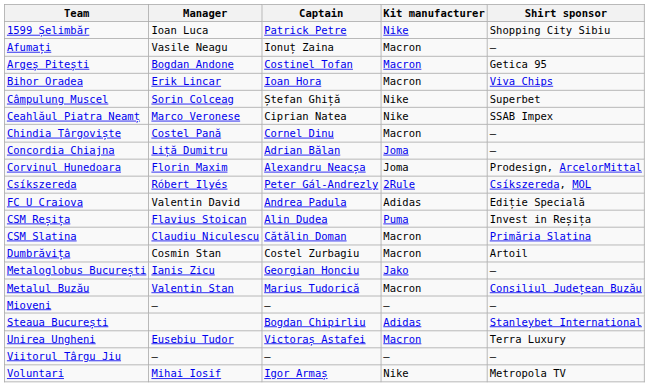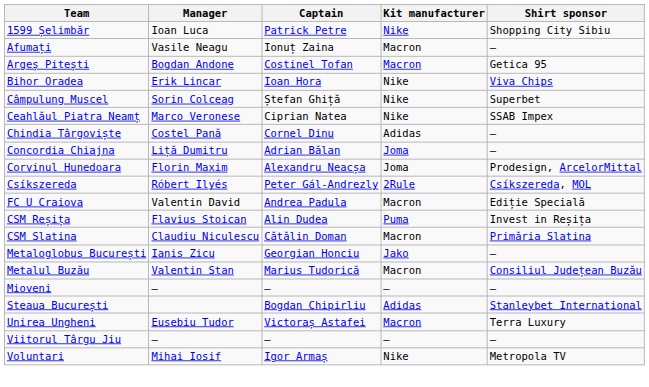(402, 82) Macron -> (396, 82) Nike
(402, 133) Macron -> (402, 133) Adidas
(402, 202) Adidas -> (402, 202) Macron
- row: (39, 253)
